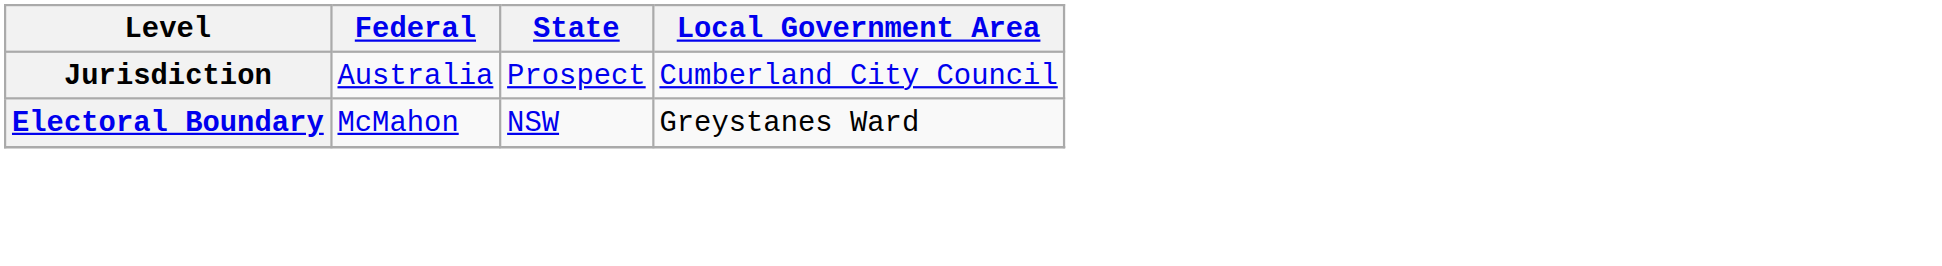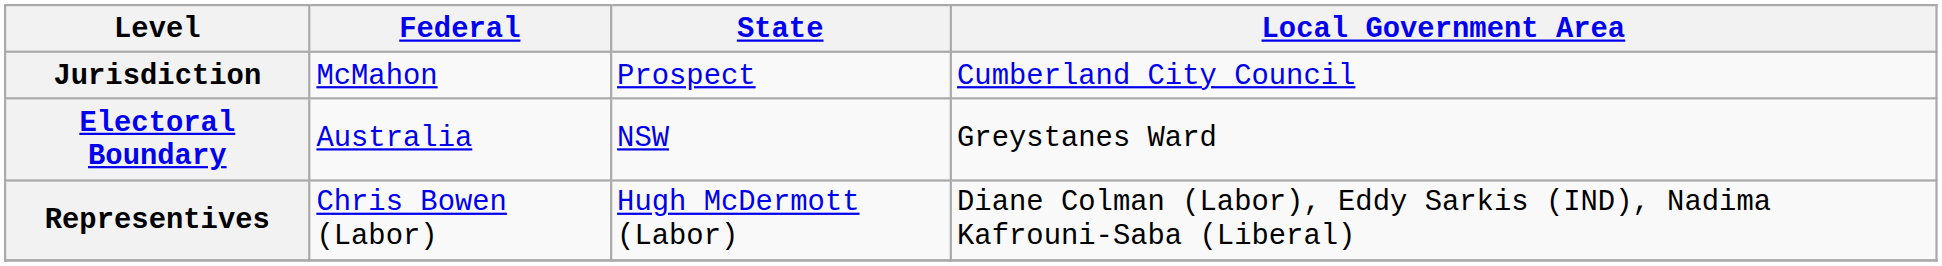(415, 76) Australia -> (377, 76) McMahon
(398, 123) McMahon -> (394, 139) Australia
+ row: (157, 220)
